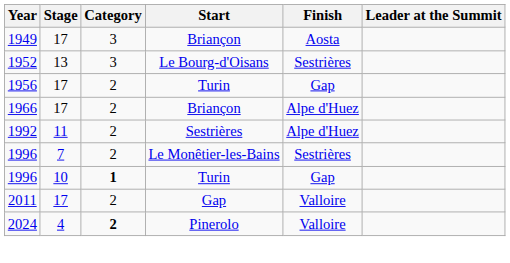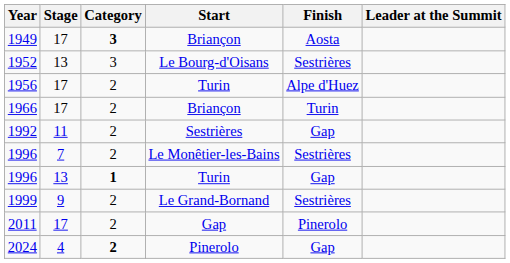(113, 39) normal -> (113, 39) bold
(323, 85) Gap -> (323, 85) Alpe d'Huez
(323, 108) Alpe d'Huez -> (323, 108) Turin
(323, 131) Alpe d'Huez -> (323, 131) Gap
(61, 177) 10 -> (61, 177) 13
+ row: (22, 200)
(323, 200) Valloire -> (323, 223) Pinerolo
(323, 223) Valloire -> (323, 246) Gap
